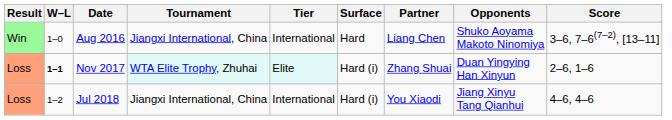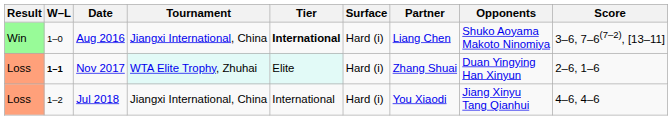(304, 37) normal -> (306, 37) bold
(352, 37) Hard -> (365, 37) Hard (i)
